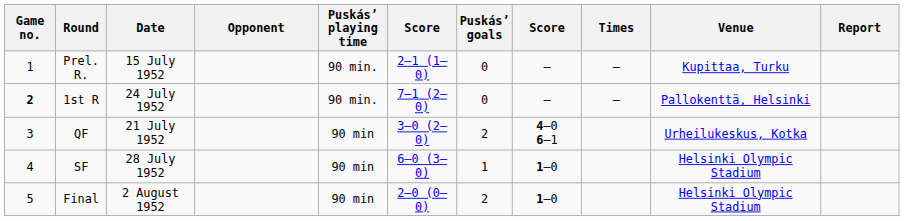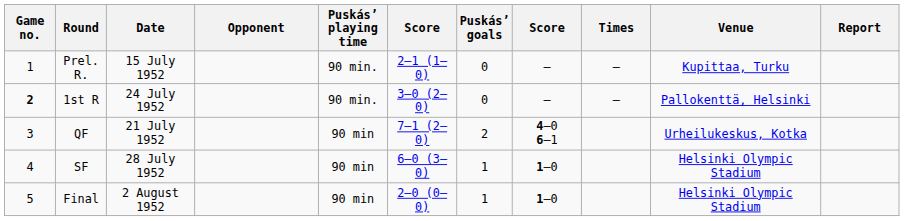(422, 100) 7–1 (2–0) -> (422, 100) 3–0 (2–0)
(422, 133) 3–0 (2–0) -> (422, 133) 7–1 (2–0)
(485, 199) 2 -> (485, 199) 1
